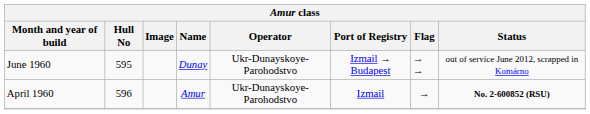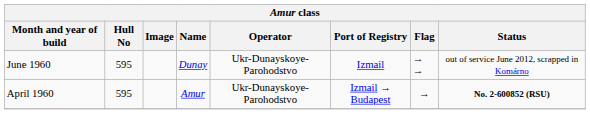(371, 65) Izmail → Budapest -> (371, 65) Izmail
(124, 94) 596 -> (124, 94) 595
(371, 94) Izmail -> (371, 94) Izmail → Budapest
